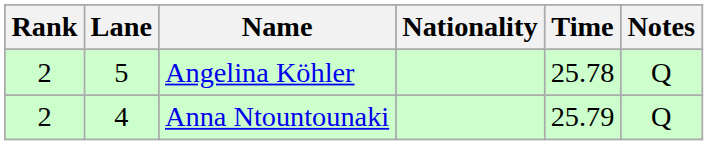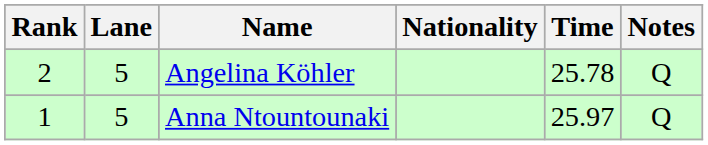(44, 116) 2 -> (44, 116) 1
(121, 116) 4 -> (121, 116) 5
(582, 116) 25.79 -> (582, 116) 25.97
